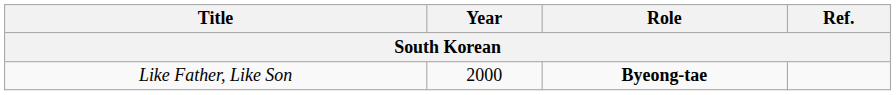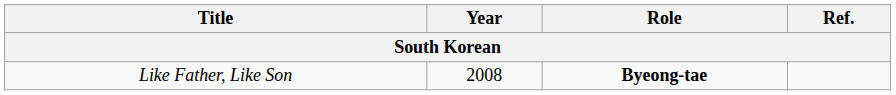(484, 75) 2000 -> (484, 75) 2008
